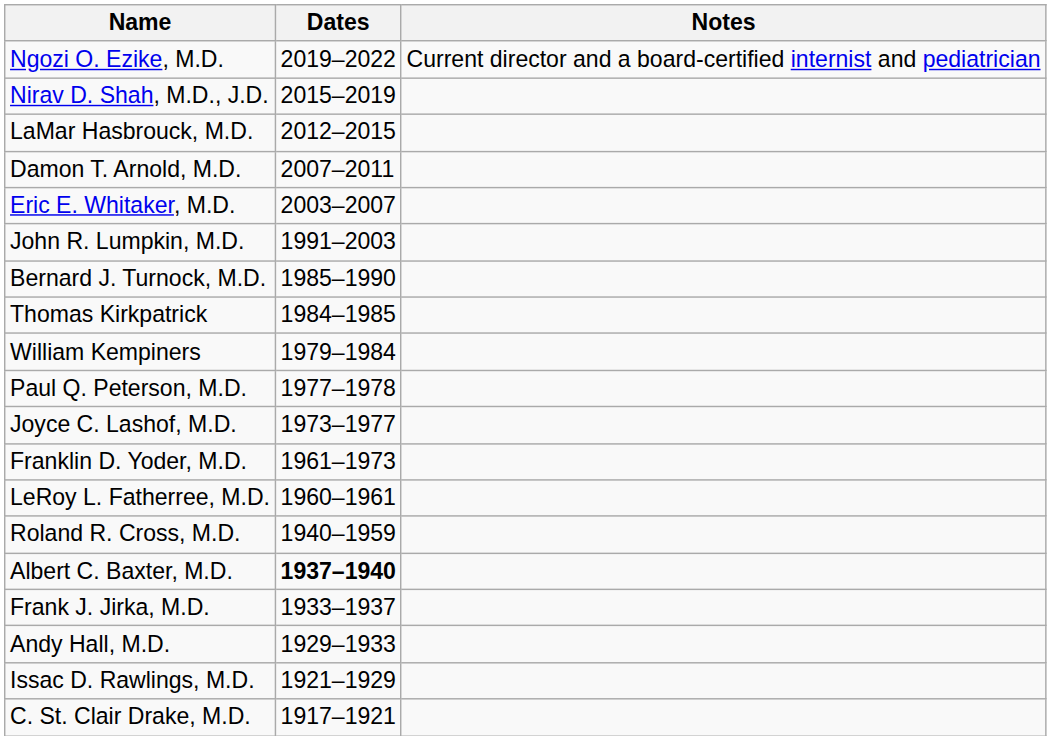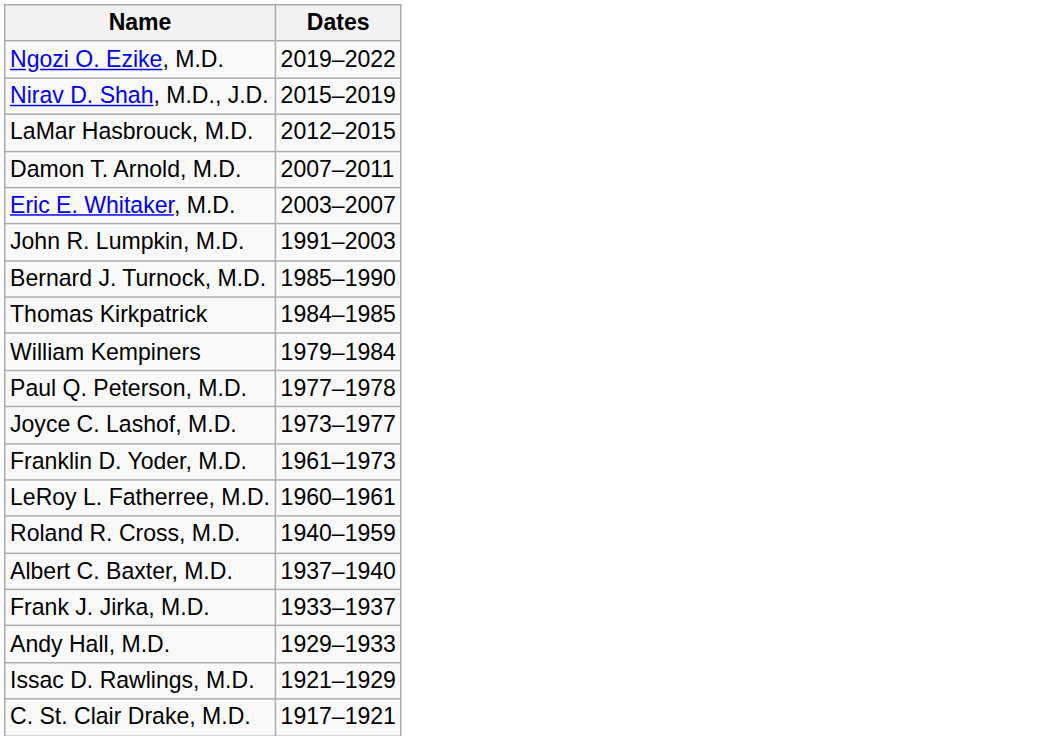- column: (724, 22)
(338, 570) bold -> (338, 570) normal
